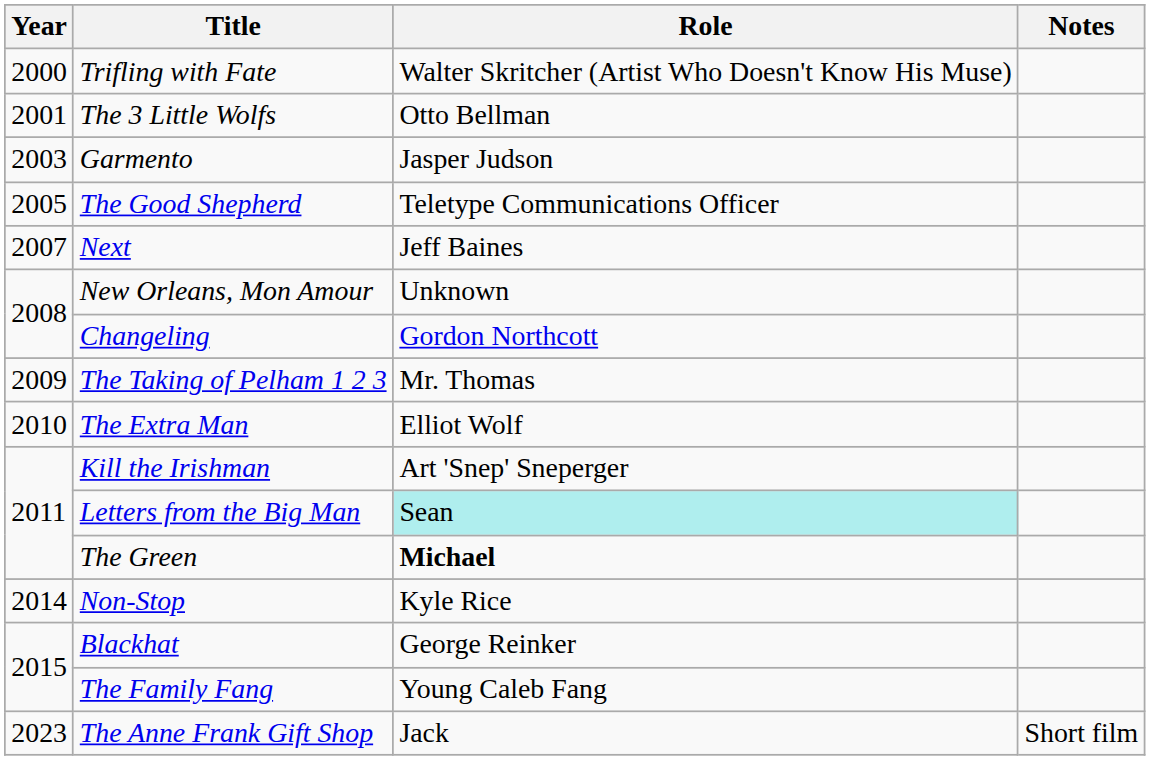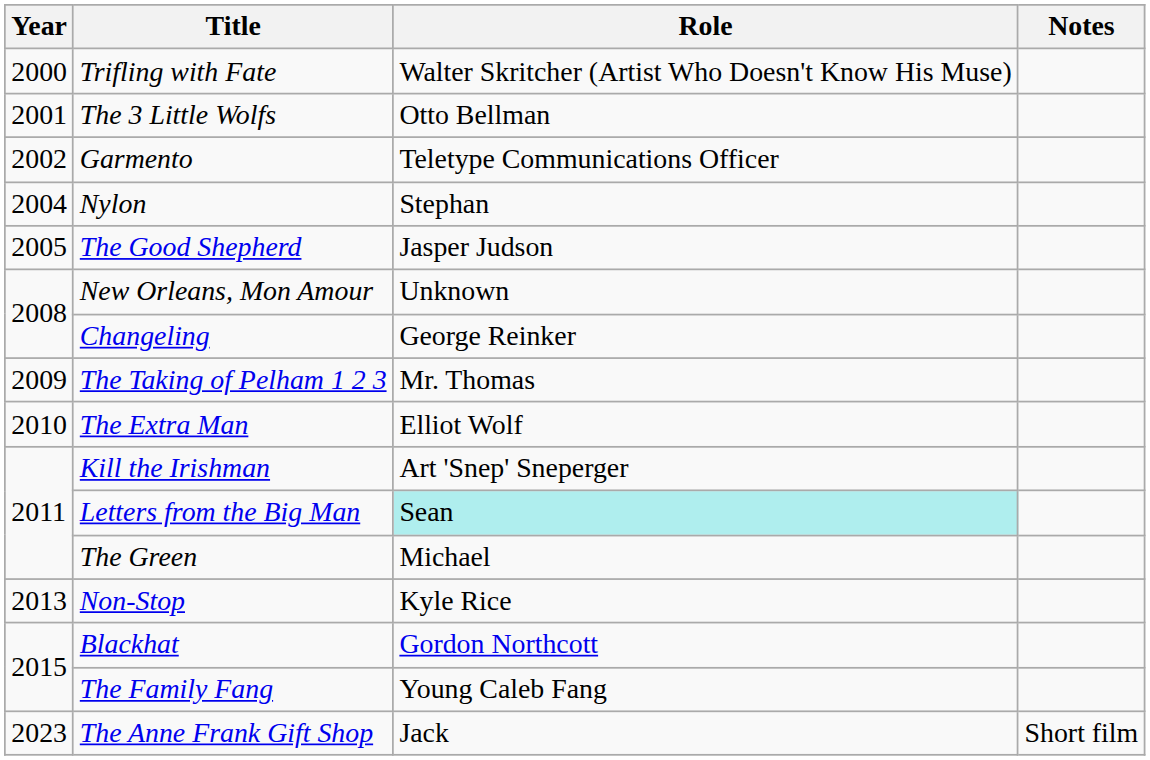(39, 159) 2003 -> (39, 159) 2002
(476, 159) Jasper Judson -> (589, 159) Teletype Communications Officer
+ row: (113, 203)
(589, 203) Teletype Communications Officer -> (476, 247) Jasper Judson
- row: (105, 247)
(499, 335) Gordon Northcott -> (488, 335) George Reinker
(447, 556) bold -> (445, 556) normal
(39, 600) 2014 -> (39, 600) 2013
(488, 644) George Reinker -> (499, 644) Gordon Northcott
